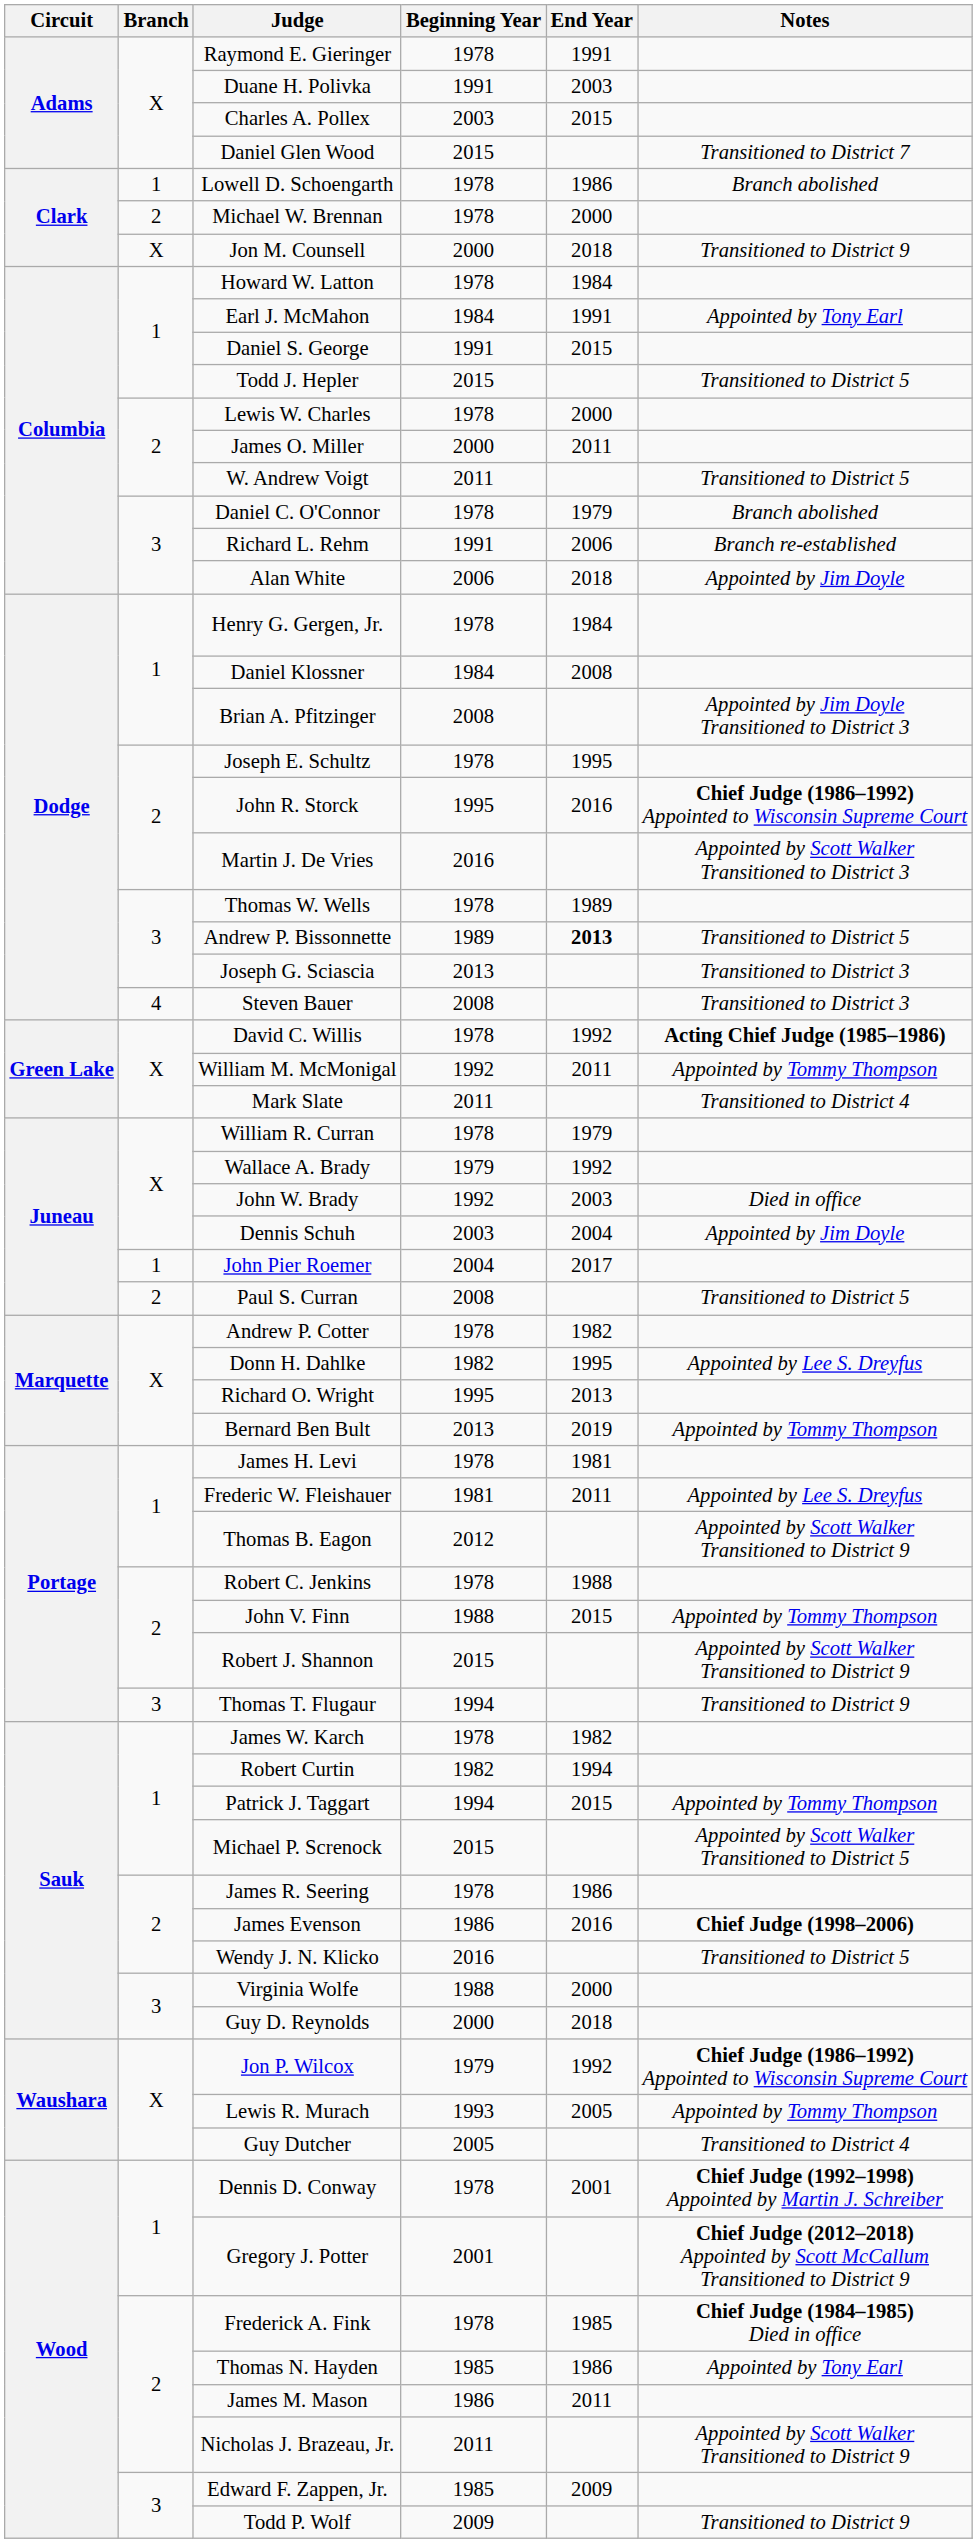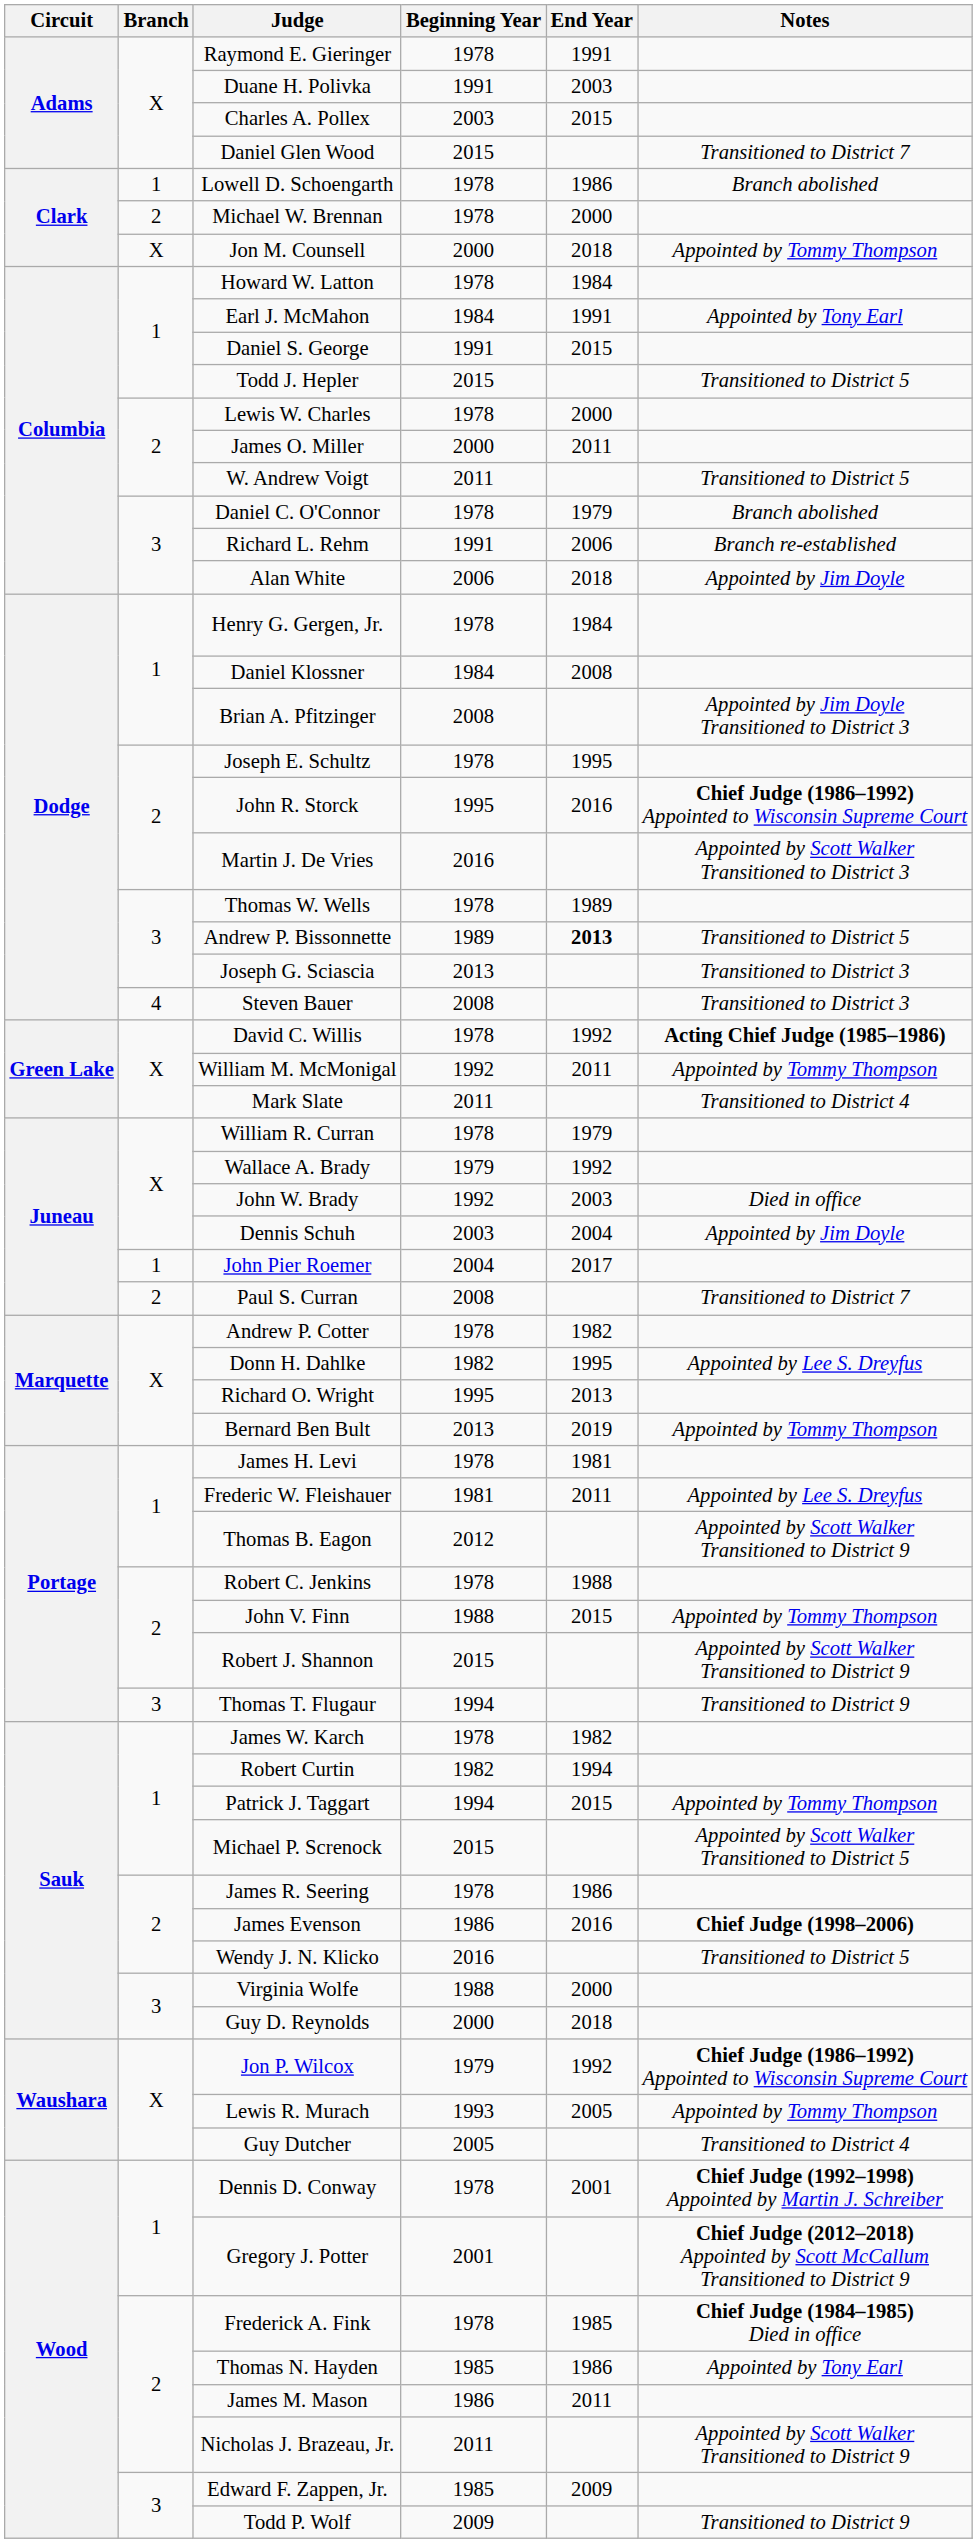(805, 250) Transitioned to District 9 -> (805, 250) Appointed by Tommy Thompson
(805, 1298) Transitioned to District 5 -> (805, 1298) Transitioned to District 7
